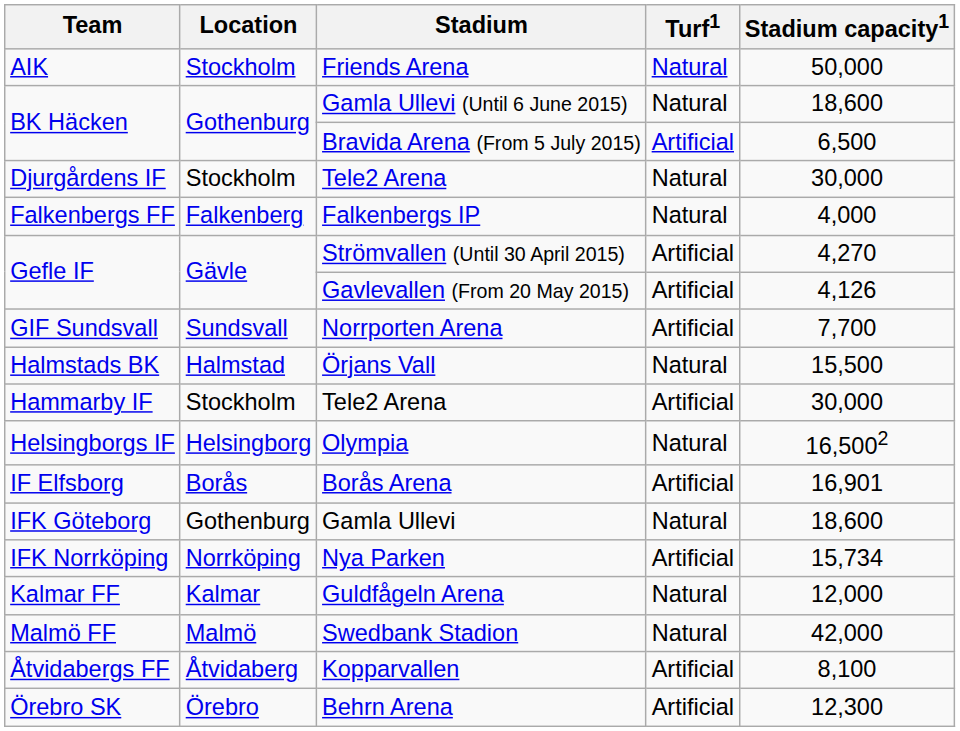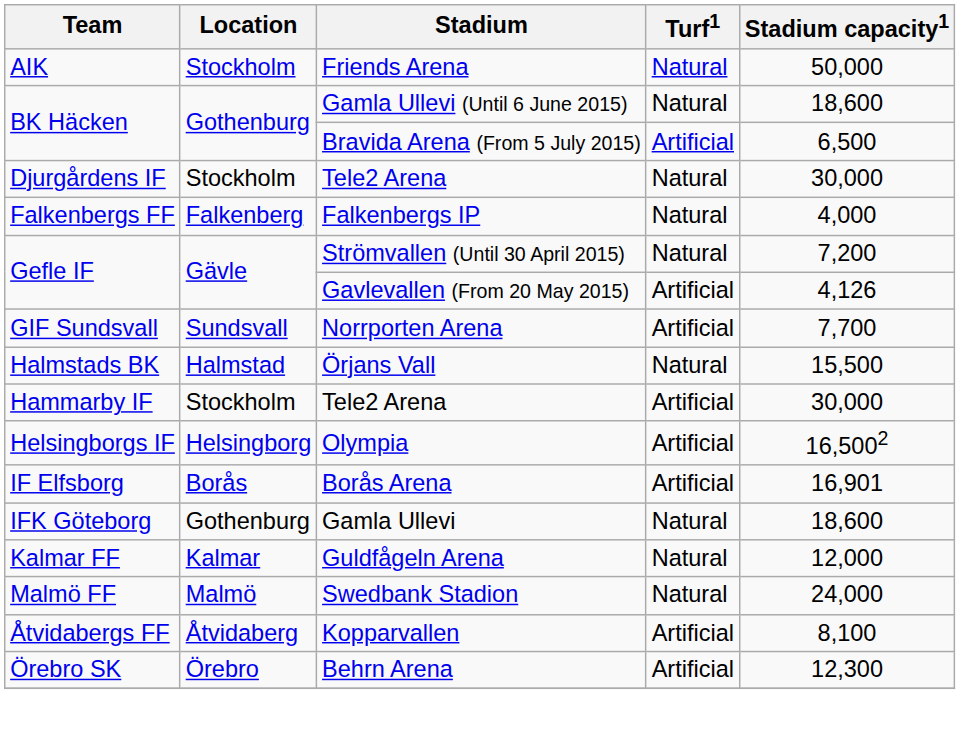(693, 253) Artificial -> (690, 253) Natural
(847, 253) 4,270 -> (847, 253) 7,200
(690, 442) Natural -> (693, 442) Artificial
- row: (89, 558)
(847, 632) 42,000 -> (847, 595) 24,000
